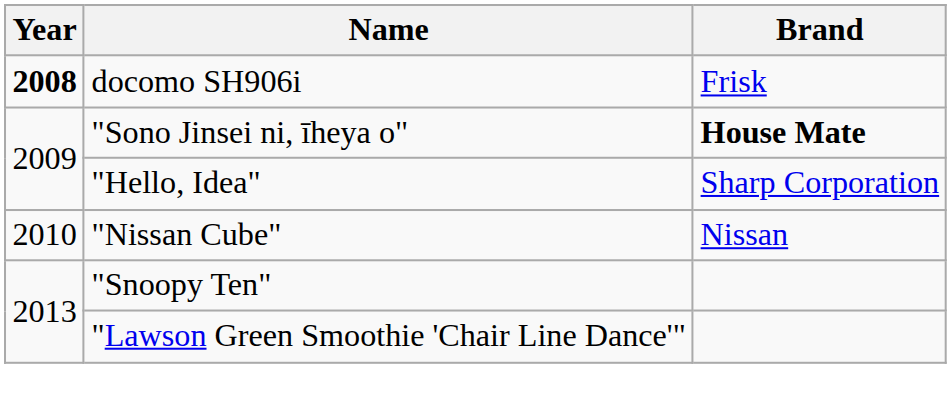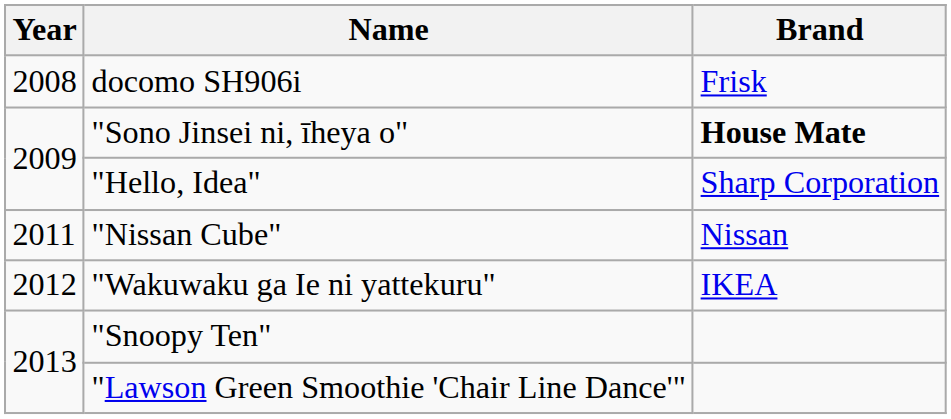(45, 81) bold -> (45, 81) normal
(45, 234) 2010 -> (44, 234) 2011
+ row: (294, 285)
